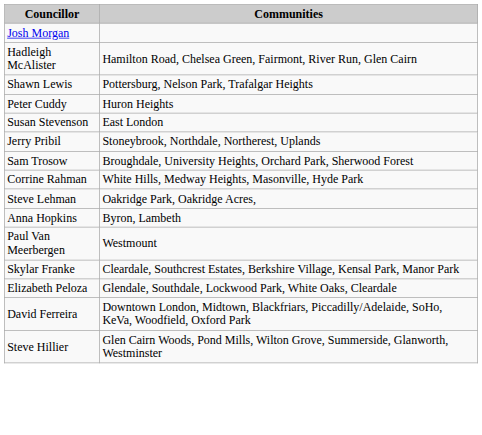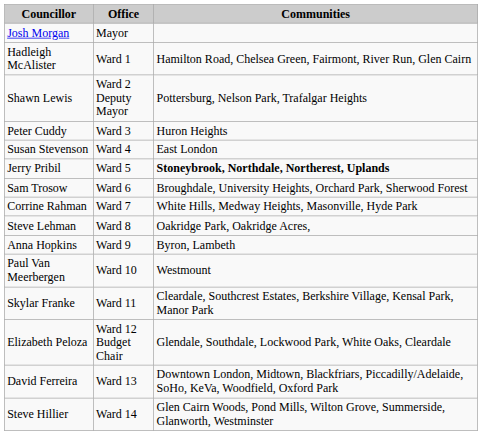+ column: (124, 14)
(211, 141) normal -> (273, 168) bold
